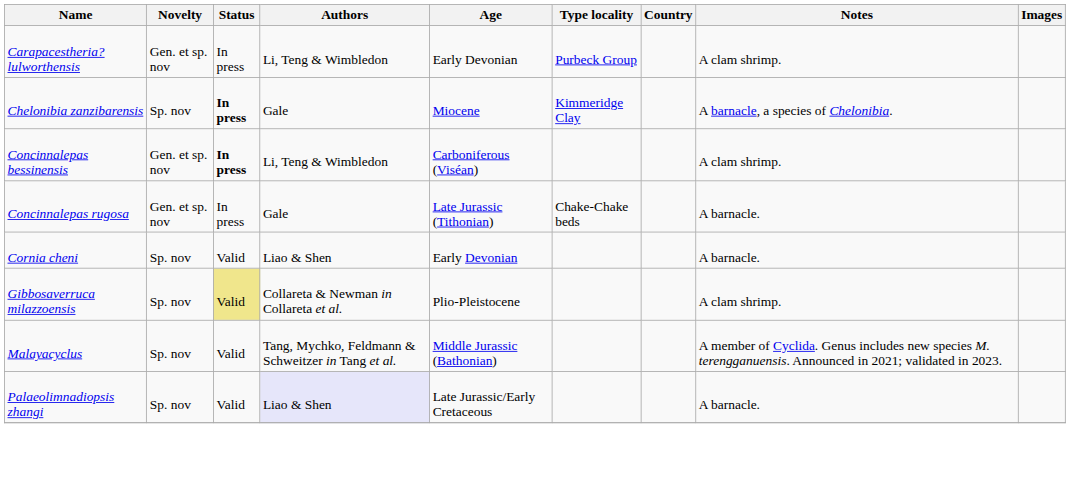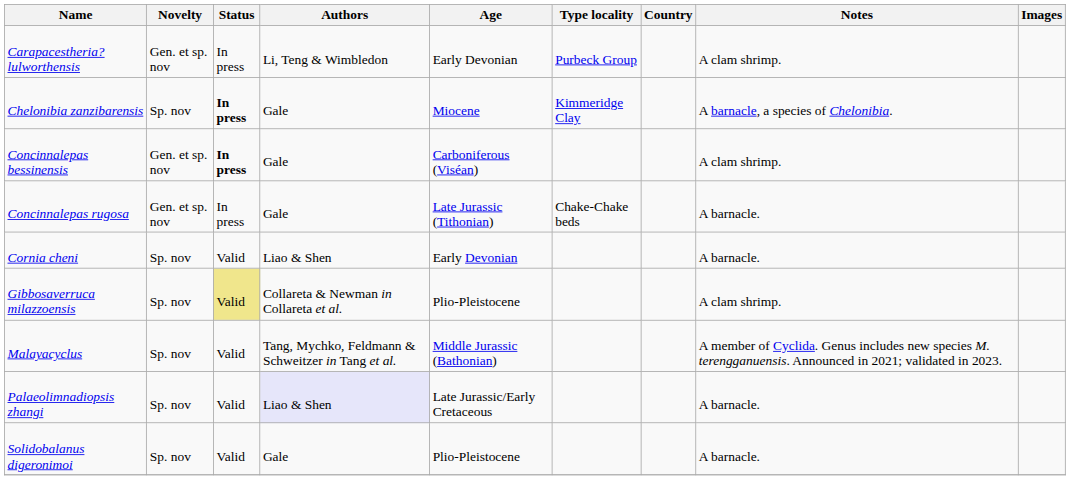(325, 162) Li, Teng & Wimbledon -> (276, 162) Gale
+ row: (46, 456)
